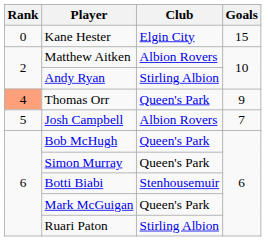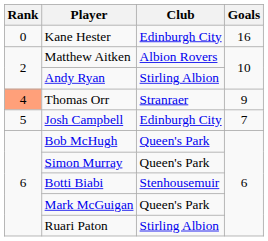(167, 36) Elgin City -> (181, 36) Edinburgh City
(242, 36) 15 -> (244, 36) 16
(175, 99) Queen's Park -> (164, 99) Stranraer
(179, 120) Albion Rovers -> (181, 120) Edinburgh City
